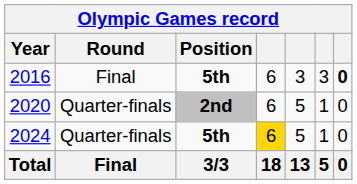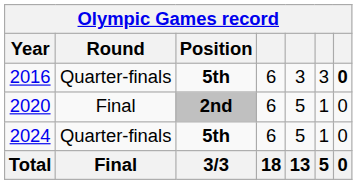(116, 77) Final -> (116, 77) Quarter-finals
(116, 106) Quarter-finals -> (116, 106) Final
(271, 135) gold background -> (271, 135) no background
